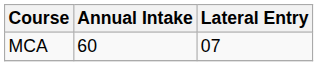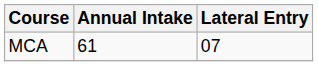(87, 46) 60 -> (87, 46) 61
